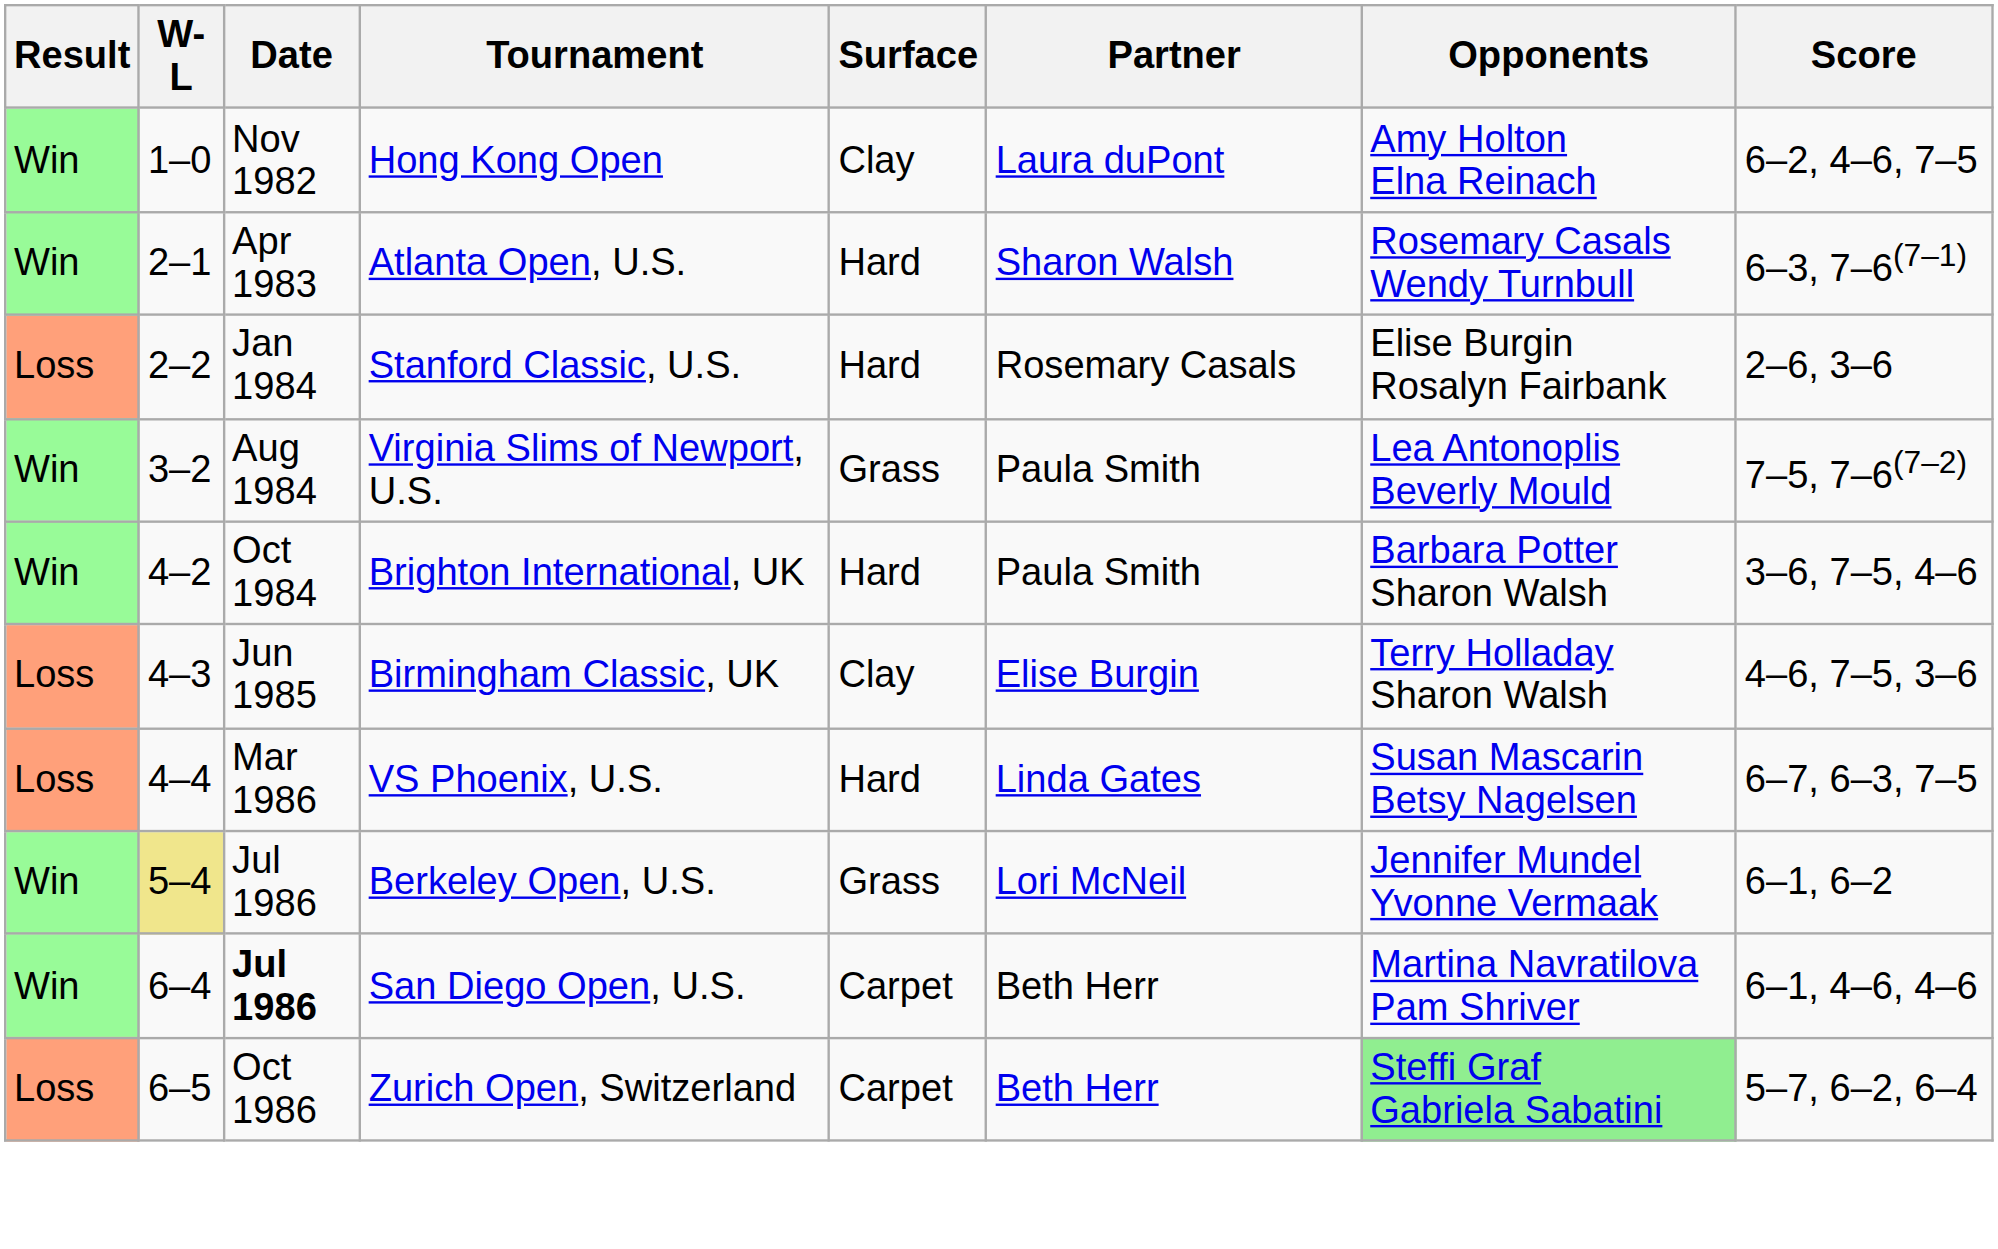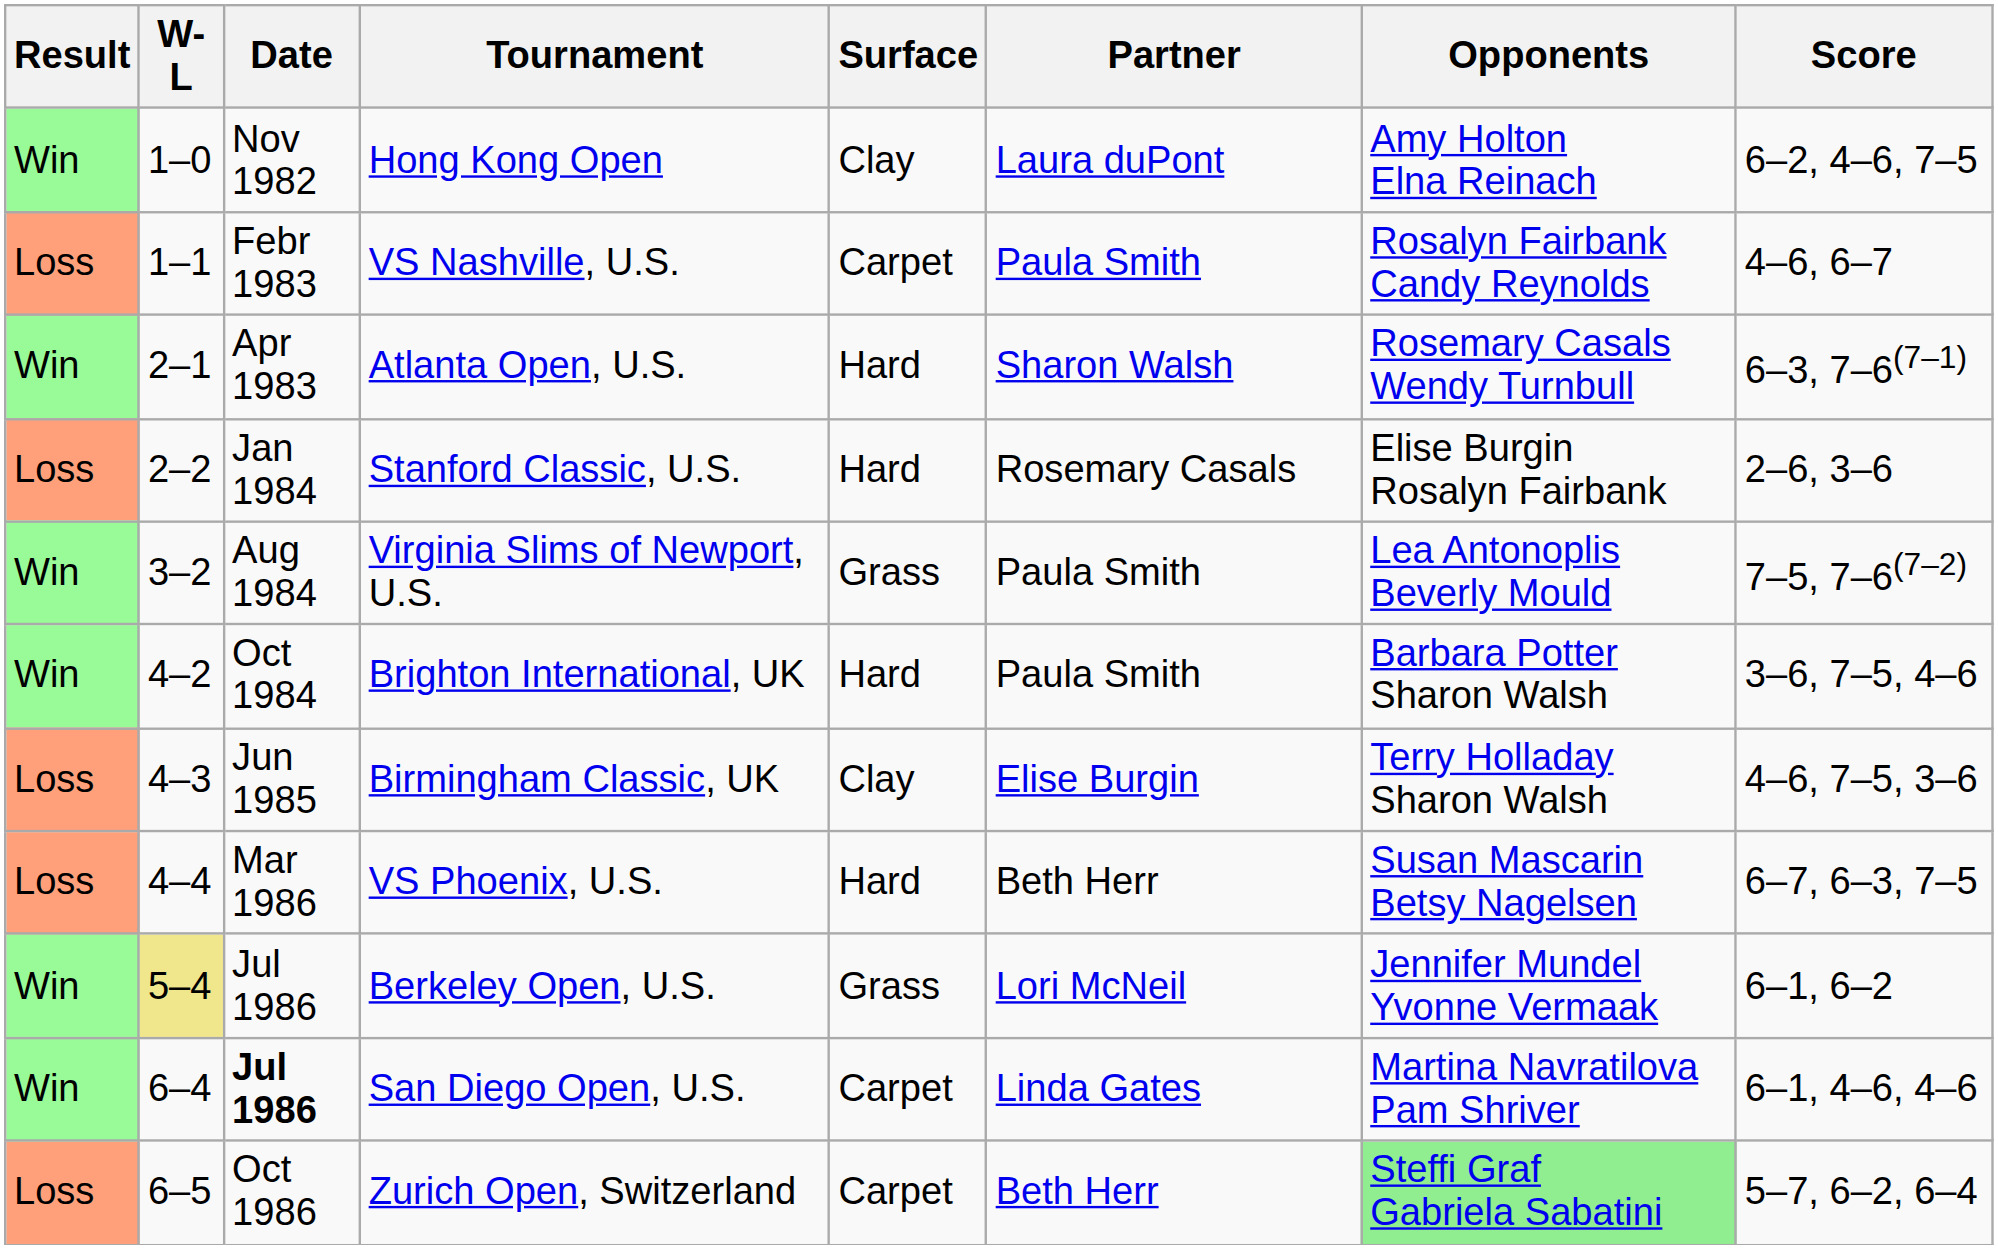+ row: (524, 262)
(1098, 778) Linda Gates -> (1077, 881) Beth Herr
(1077, 985) Beth Herr -> (1098, 1088) Linda Gates
